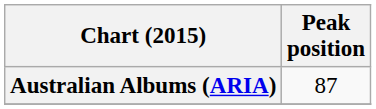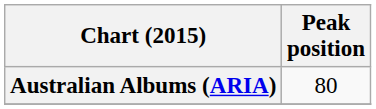(326, 85) 87 -> (326, 85) 80
